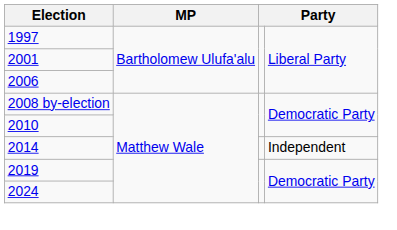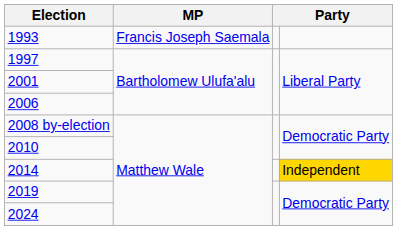+ row: (23, 37)
(307, 147) no background -> (321, 170) gold background
